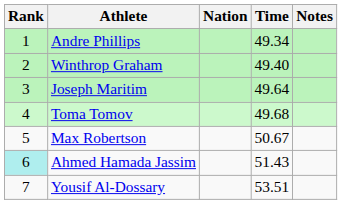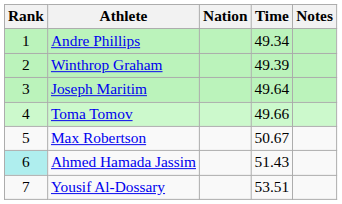(272, 65) 49.40 -> (272, 65) 49.39
(272, 114) 49.68 -> (272, 114) 49.66
